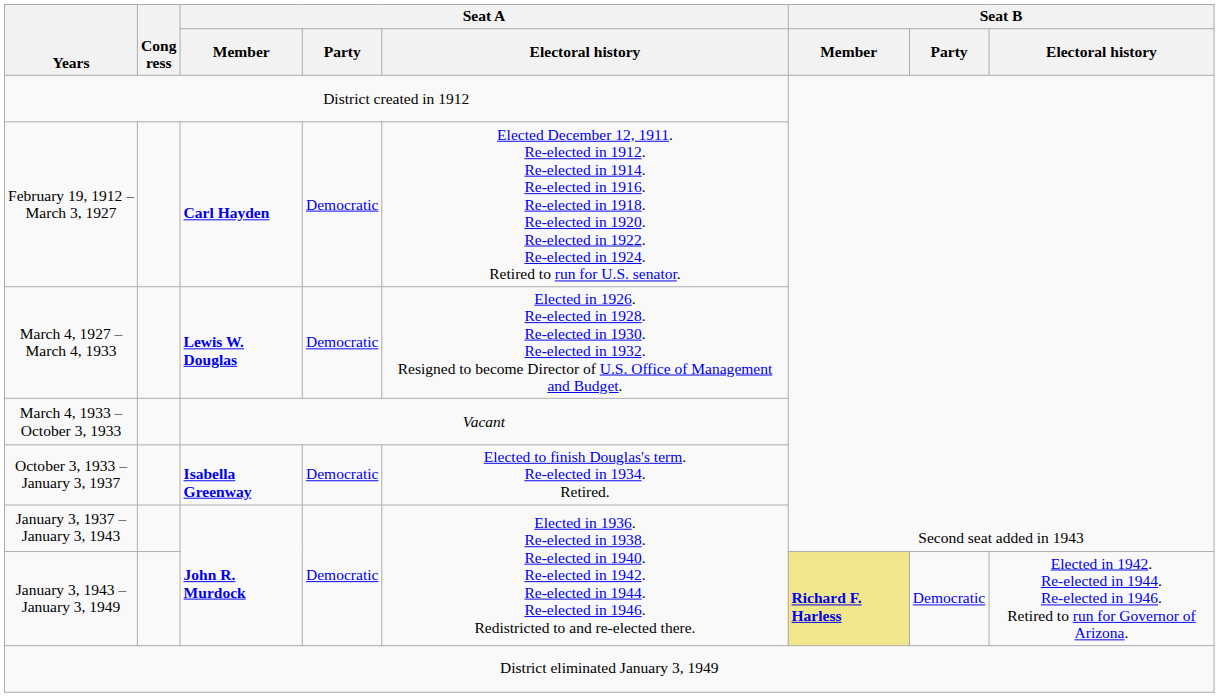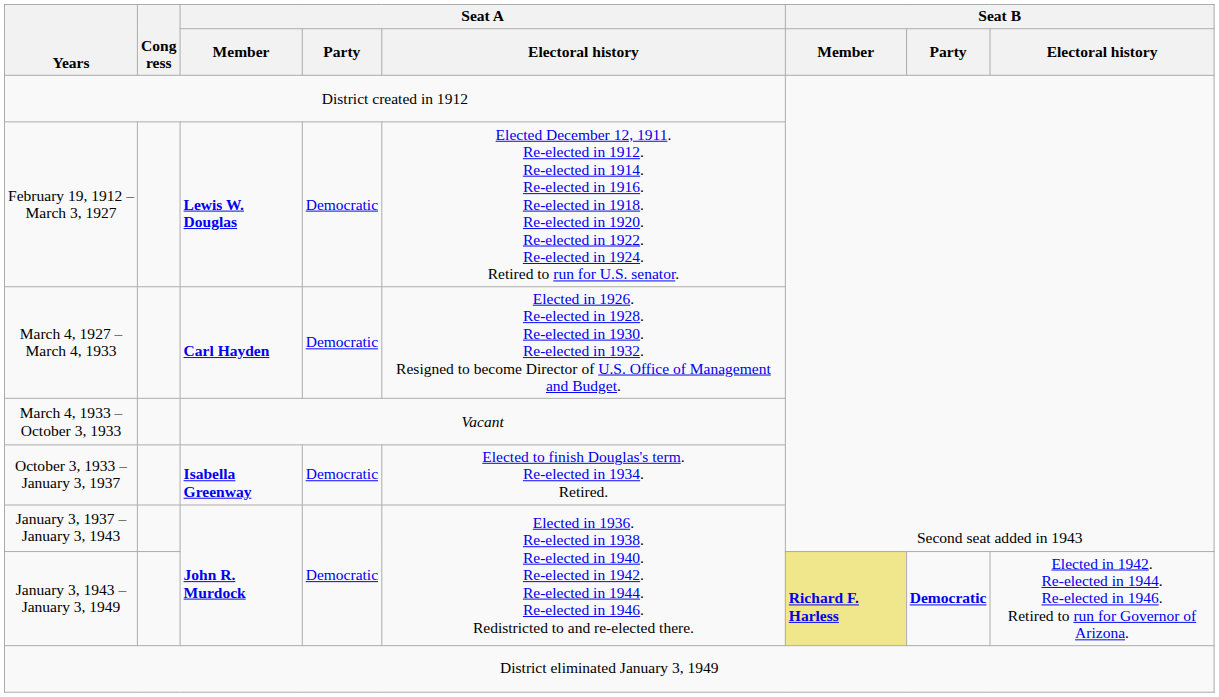(227, 213) Carl Hayden -> (214, 213) Lewis W. Douglas
(214, 351) Lewis W. Douglas -> (227, 351) Carl Hayden
(949, 598) normal -> (948, 598) bold
